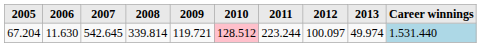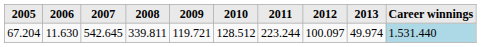(148, 33) 339.814 -> (148, 33) 339.811
(236, 33) pink background -> (236, 33) no background
